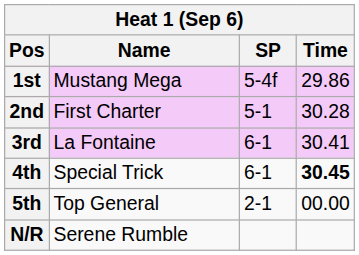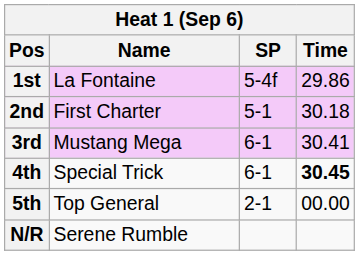(118, 81) Mustang Mega -> (105, 81) La Fontaine
(325, 111) 30.28 -> (325, 111) 30.18
(105, 142) La Fontaine -> (118, 142) Mustang Mega
